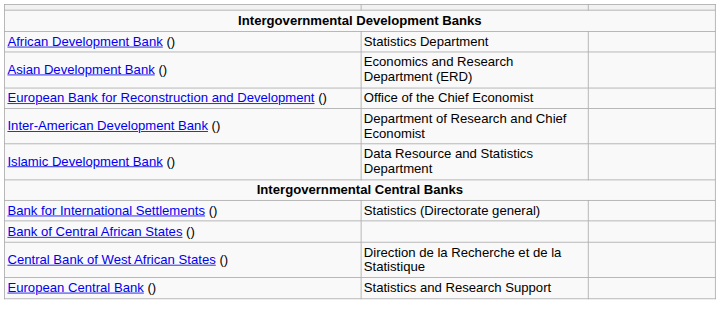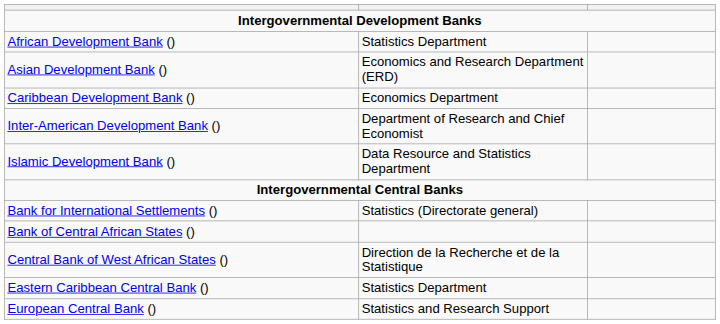+ row: (101, 98)
- row: (167, 98)
+ row: (108, 288)
